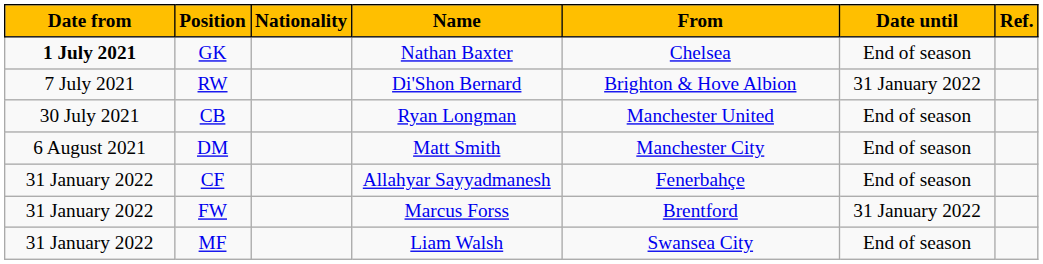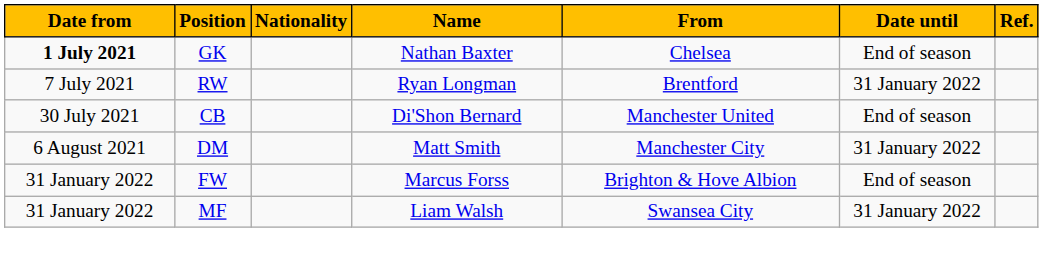(457, 84) Di'Shon Bernard -> (457, 84) Ryan Longman
(700, 84) Brighton & Hove Albion -> (700, 84) Brentford
(457, 116) Ryan Longman -> (457, 116) Di'Shon Bernard
(917, 148) End of season -> (917, 148) 31 January 2022
- row: (213, 179)
(700, 211) Brentford -> (700, 179) Brighton & Hove Albion
(917, 211) 31 January 2022 -> (917, 179) End of season
(917, 243) End of season -> (917, 211) 31 January 2022
